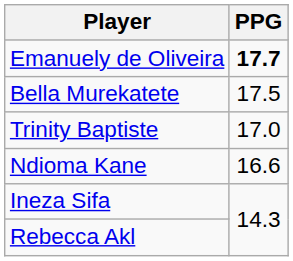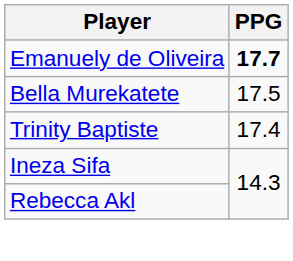(259, 129) 17.0 -> (259, 129) 17.4
- row: (78, 165)
